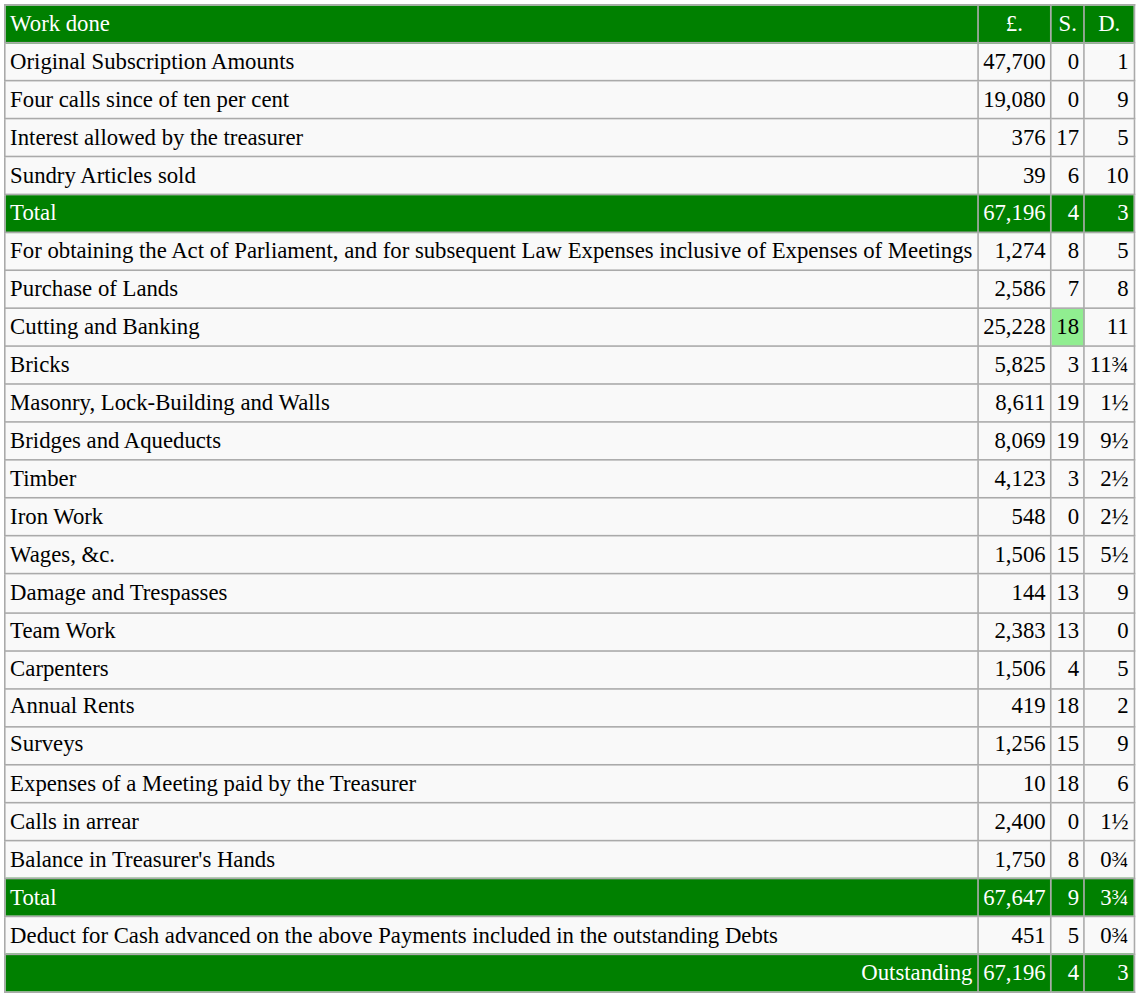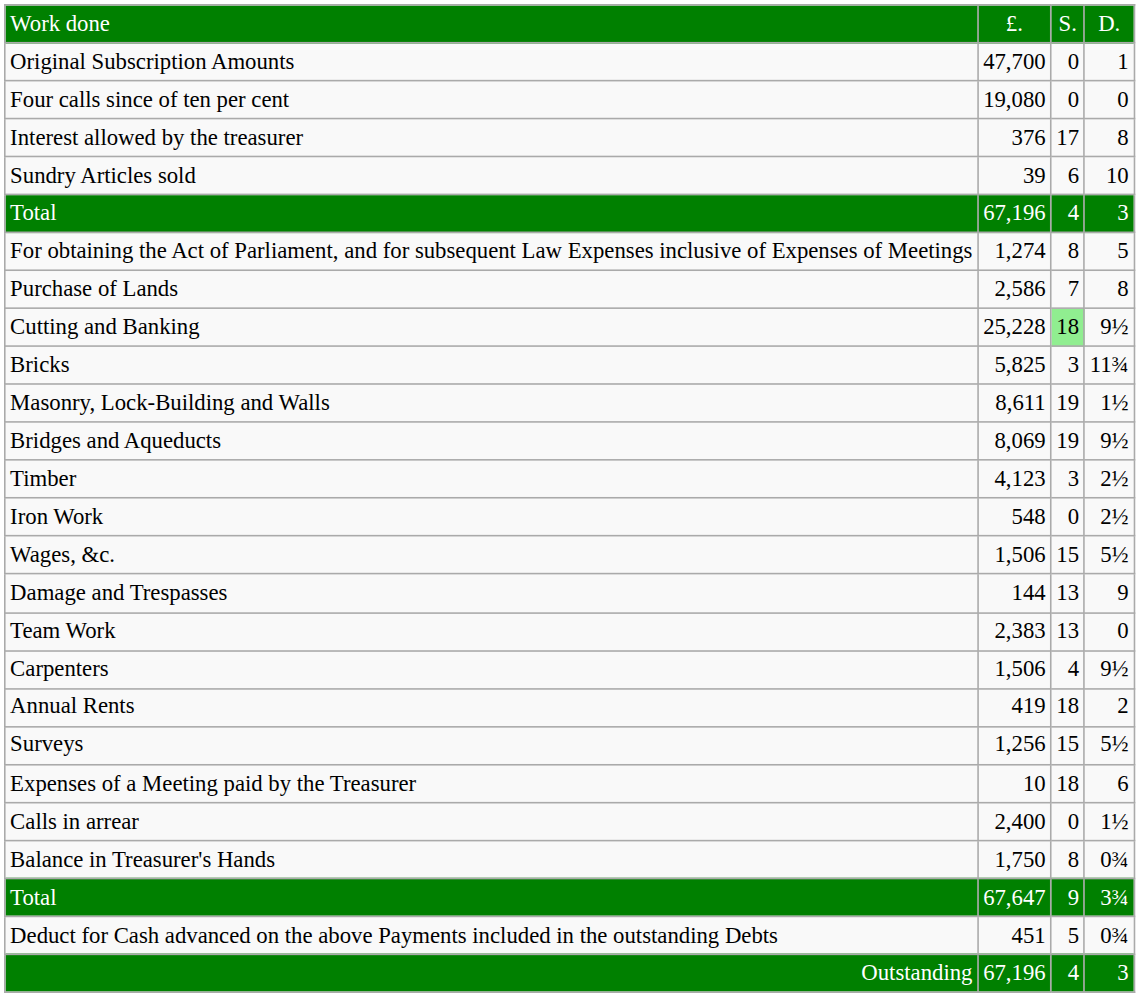(1123, 99) 9 -> (1123, 99) 0
(1123, 137) 5 -> (1123, 137) 8
(1118, 327) 11 -> (1114, 327) 9½
(1123, 669) 5 -> (1114, 669) 9½
(1123, 745) 9 -> (1114, 745) 5½
